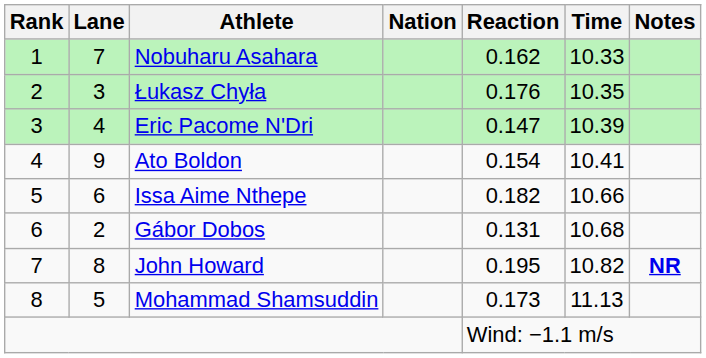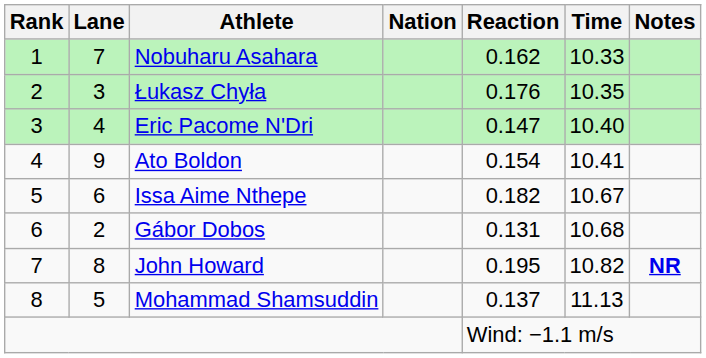(597, 126) 10.39 -> (597, 126) 10.40
(597, 195) 10.66 -> (597, 195) 10.67
(513, 299) 0.173 -> (513, 299) 0.137
